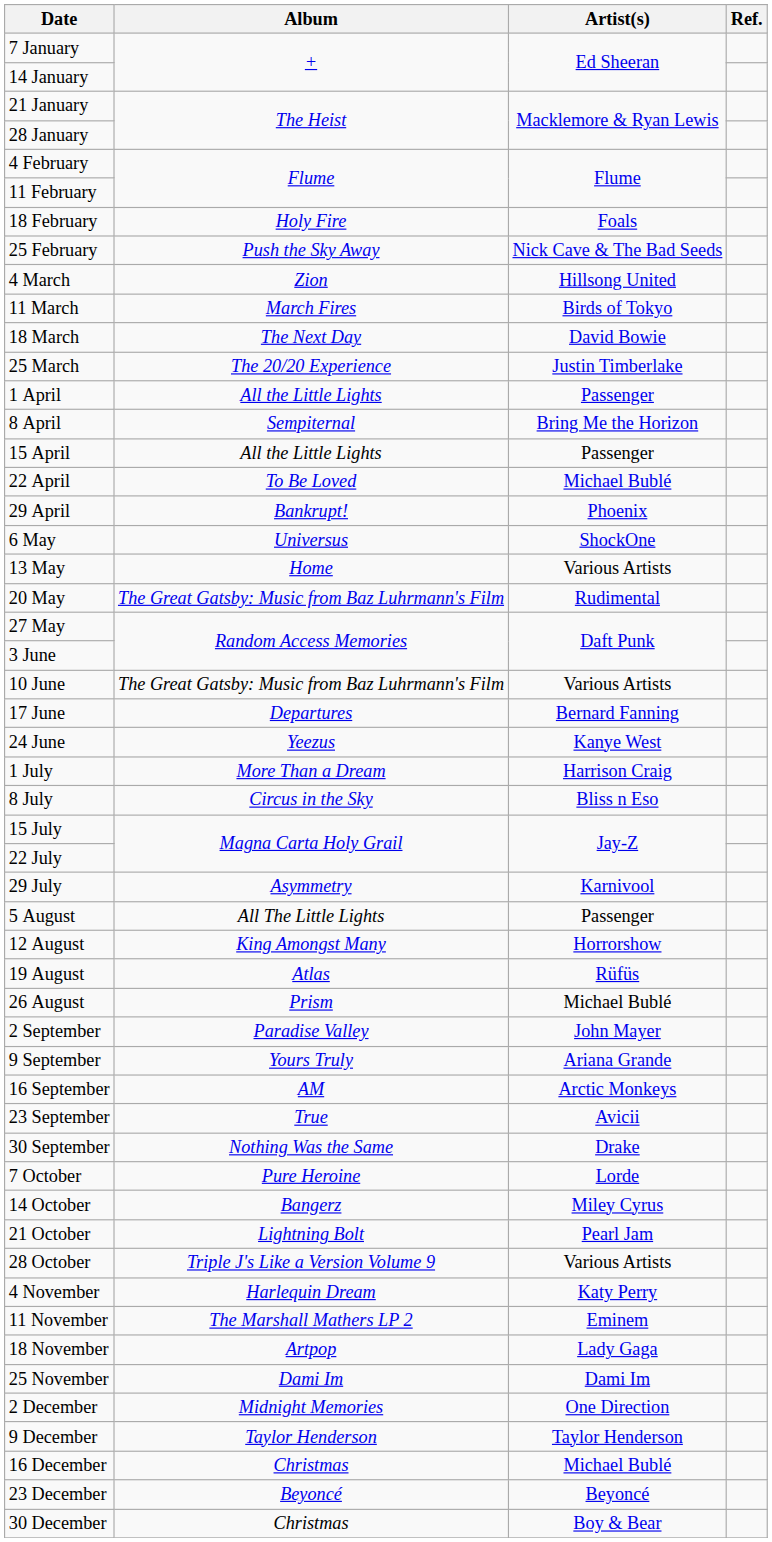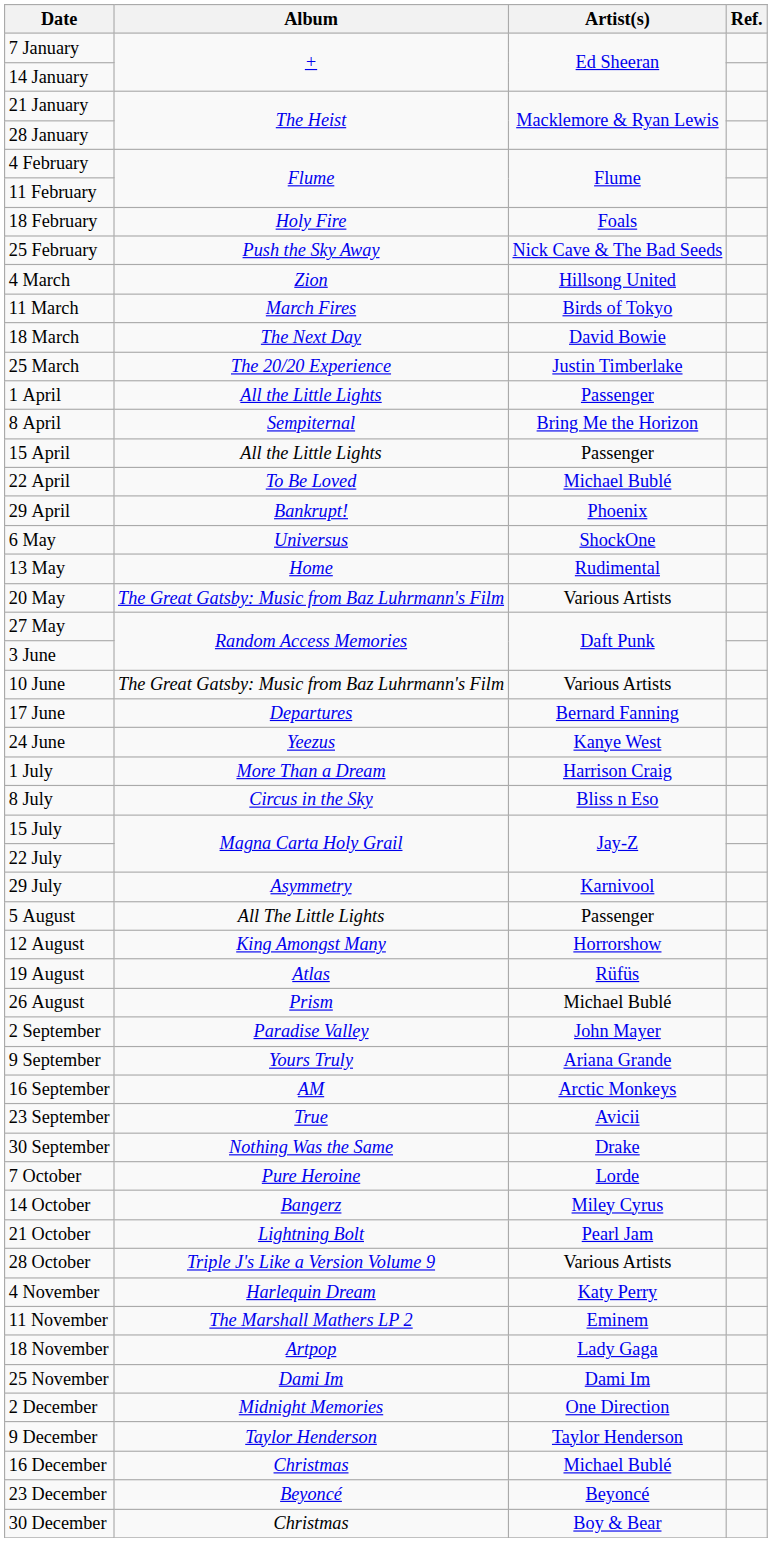(617, 568) Various Artists -> (617, 568) Rudimental
(617, 597) Rudimental -> (617, 597) Various Artists
